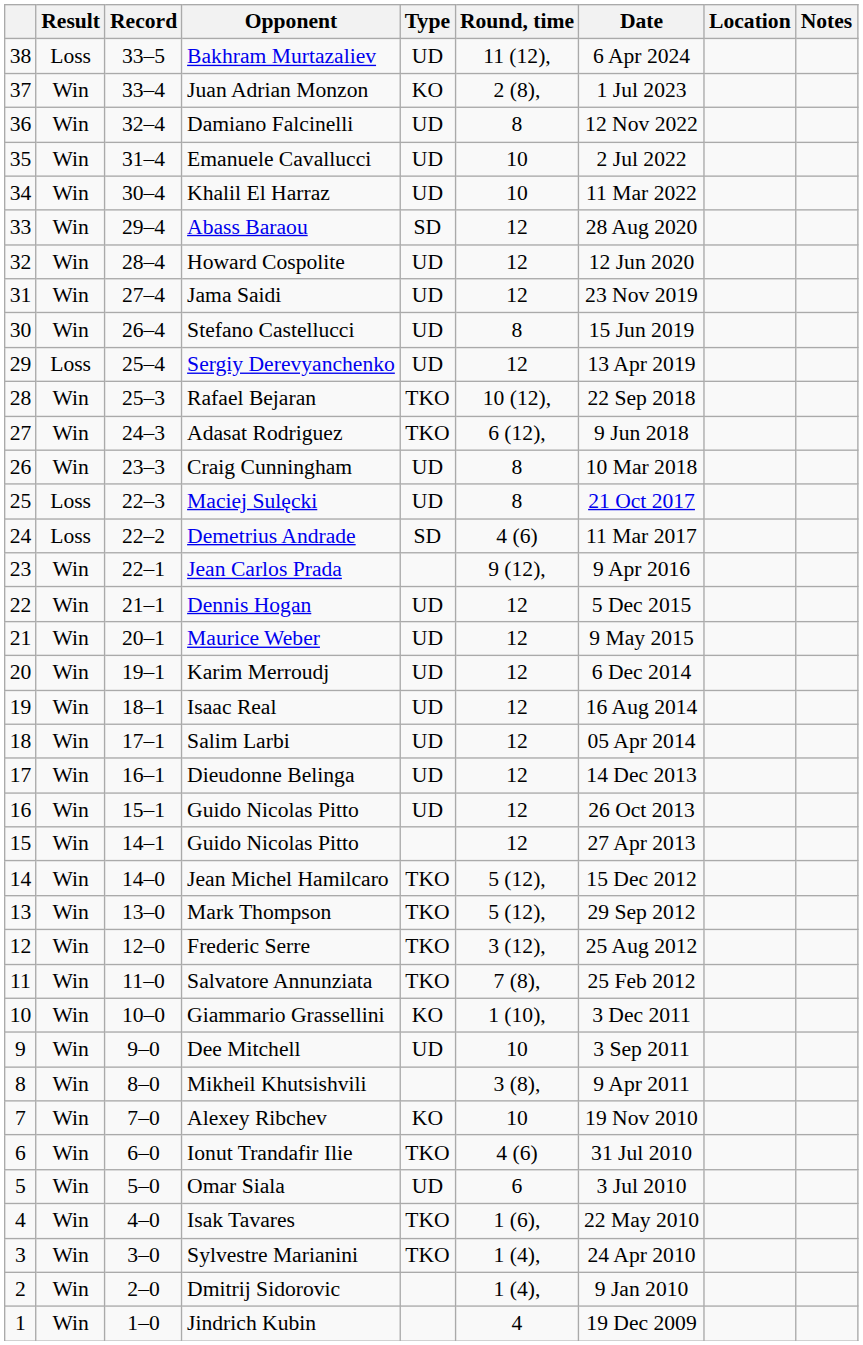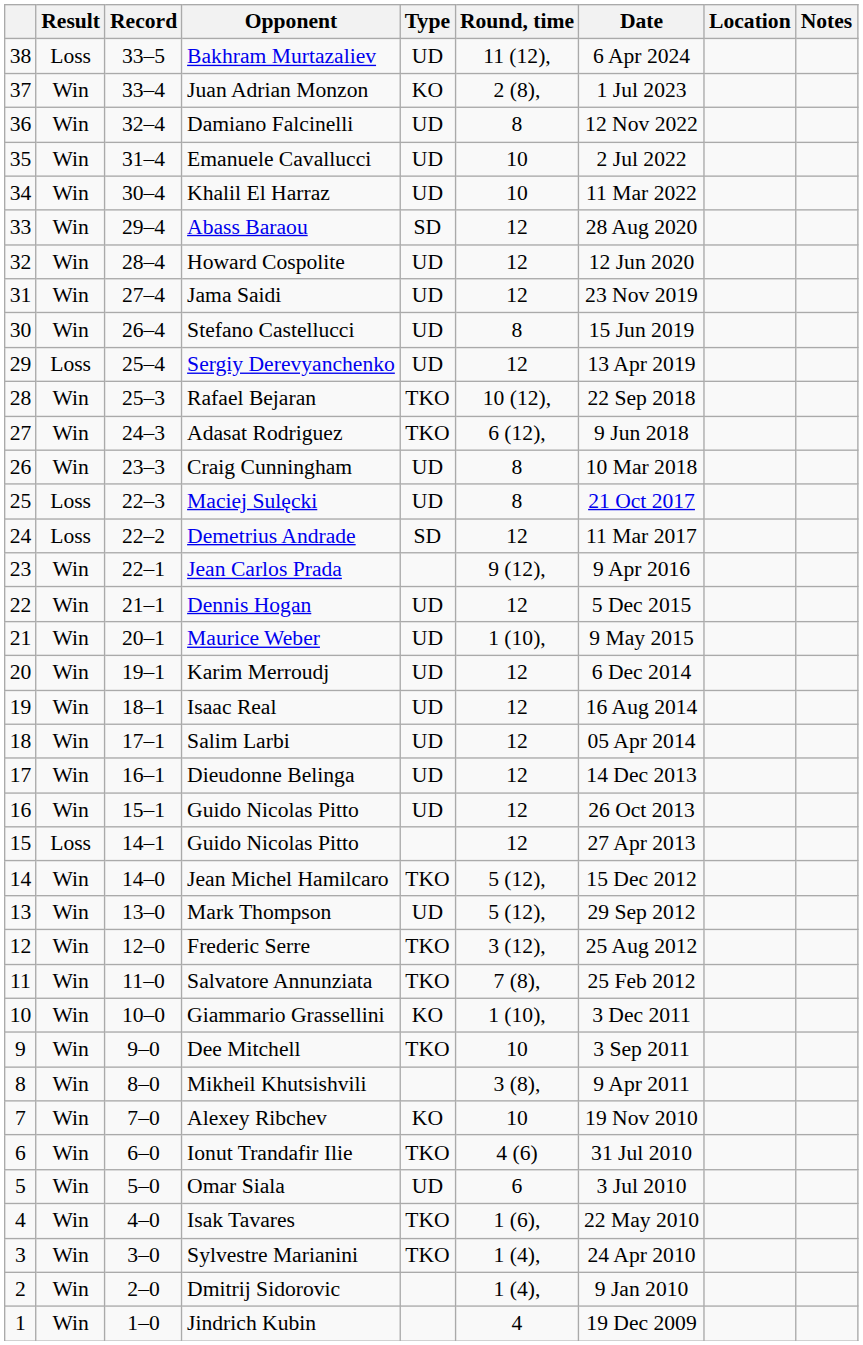(517, 535) 4 (6) -> (517, 535) 12
(517, 638) 12 -> (517, 638) 1 (10),
(71, 843) Win -> (71, 843) Loss
(427, 912) TKO -> (427, 912) UD
(427, 1049) UD -> (427, 1049) TKO
